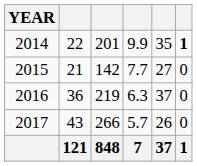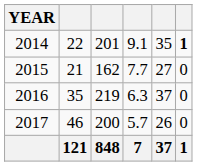(138, 43) 9.9 -> (138, 43) 9.1
(107, 69) 142 -> (107, 69) 162
(75, 95) 36 -> (75, 95) 35
(75, 122) 43 -> (75, 122) 46
(107, 122) 266 -> (107, 122) 200
